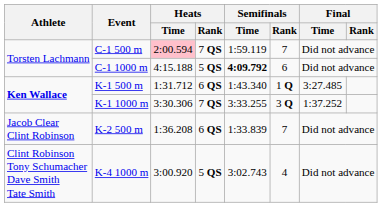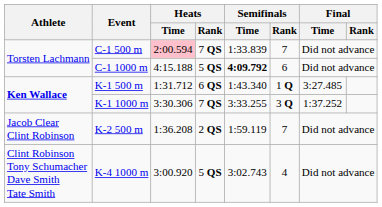(247, 49) 1:59.119 -> (247, 49) 1:33.839
(210, 129) 6 QS -> (210, 129) 2 QS
(247, 129) 1:33.839 -> (247, 129) 1:59.119
